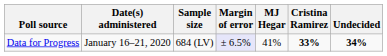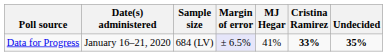(357, 42) 34% -> (357, 42) 35%
